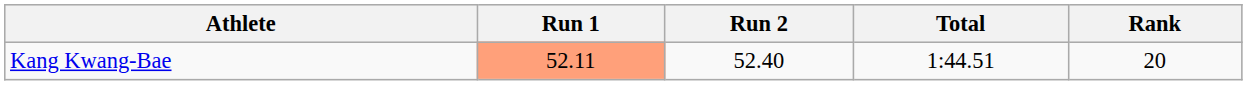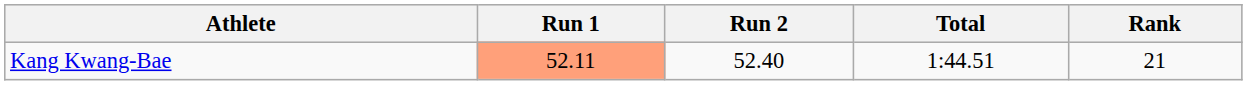(1155, 60) 20 -> (1155, 60) 21
